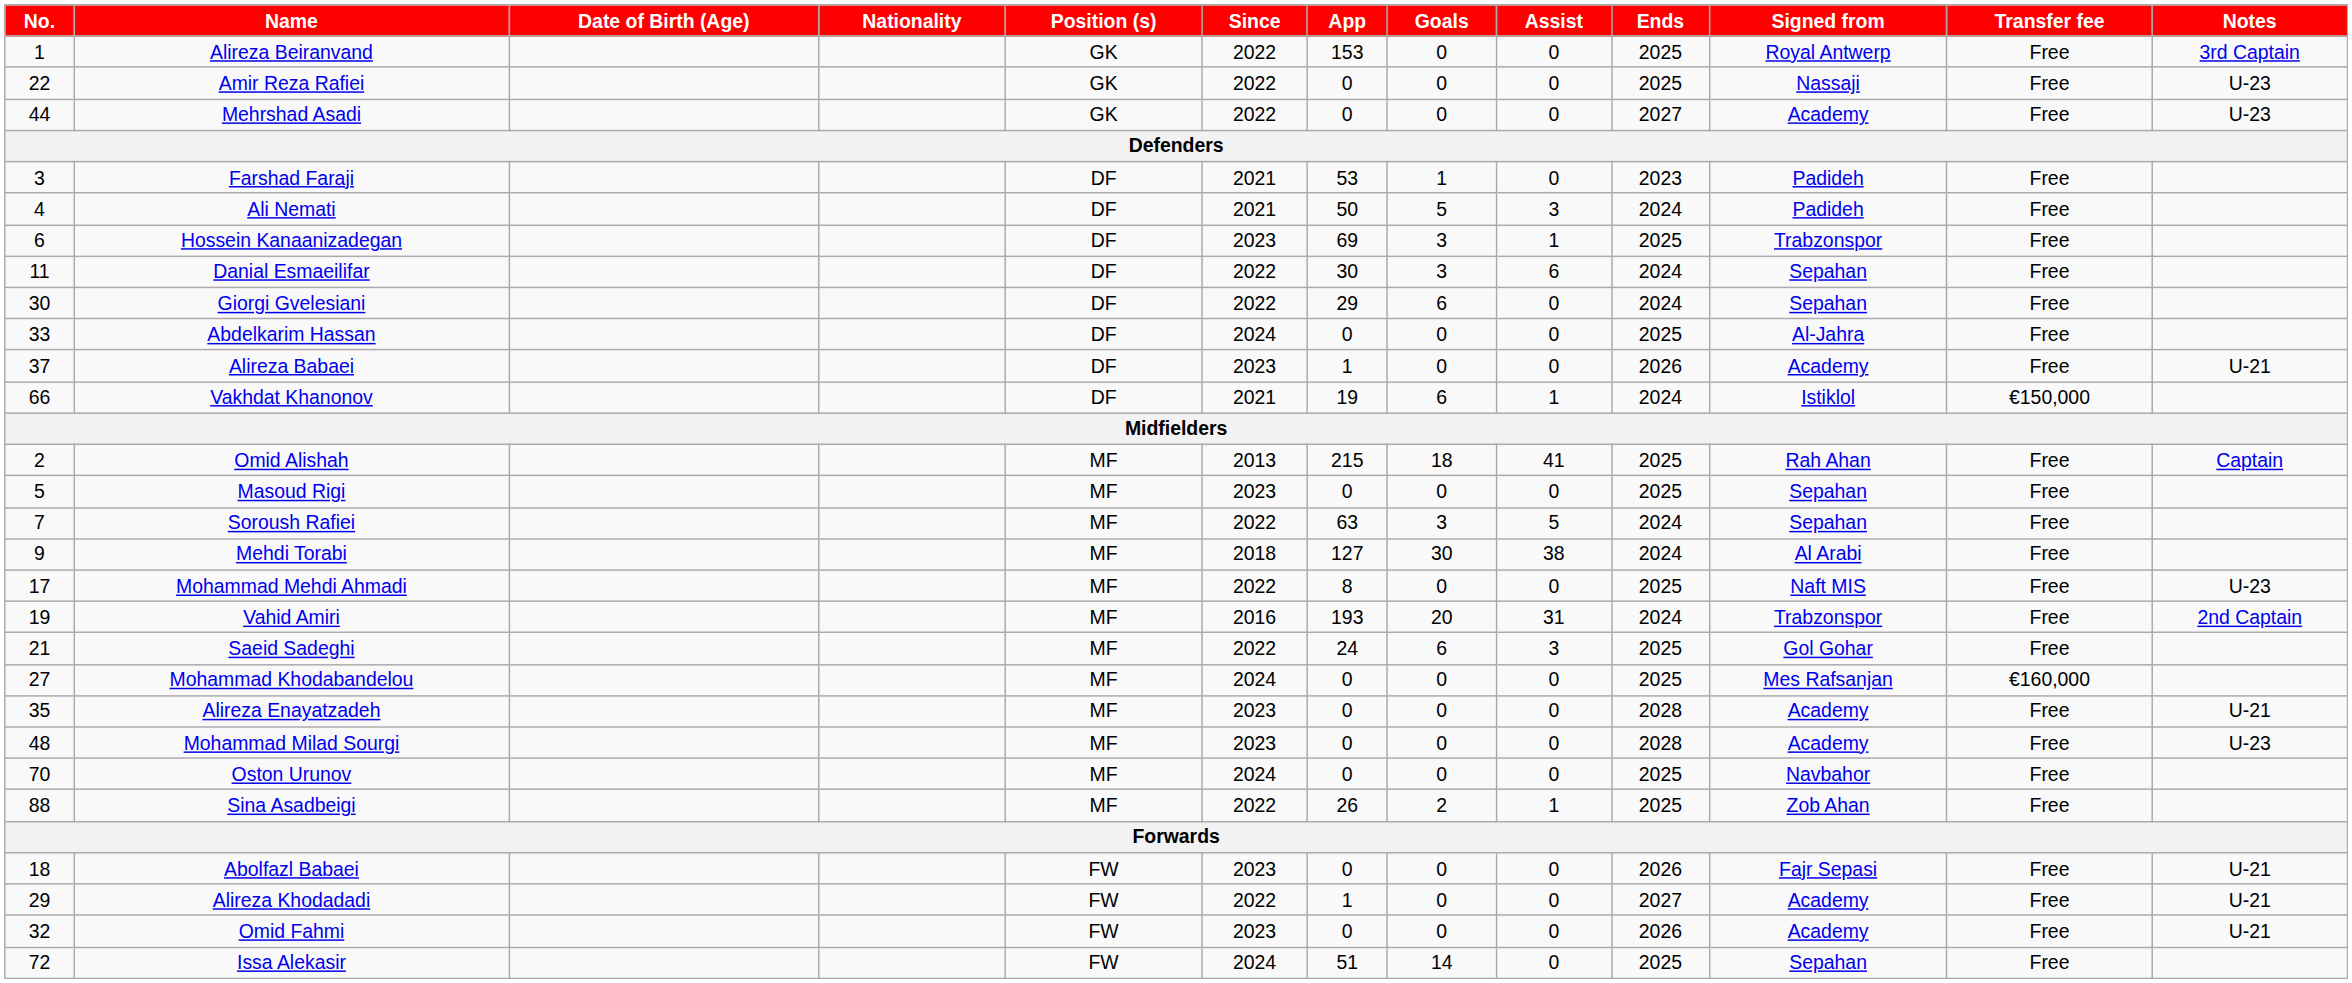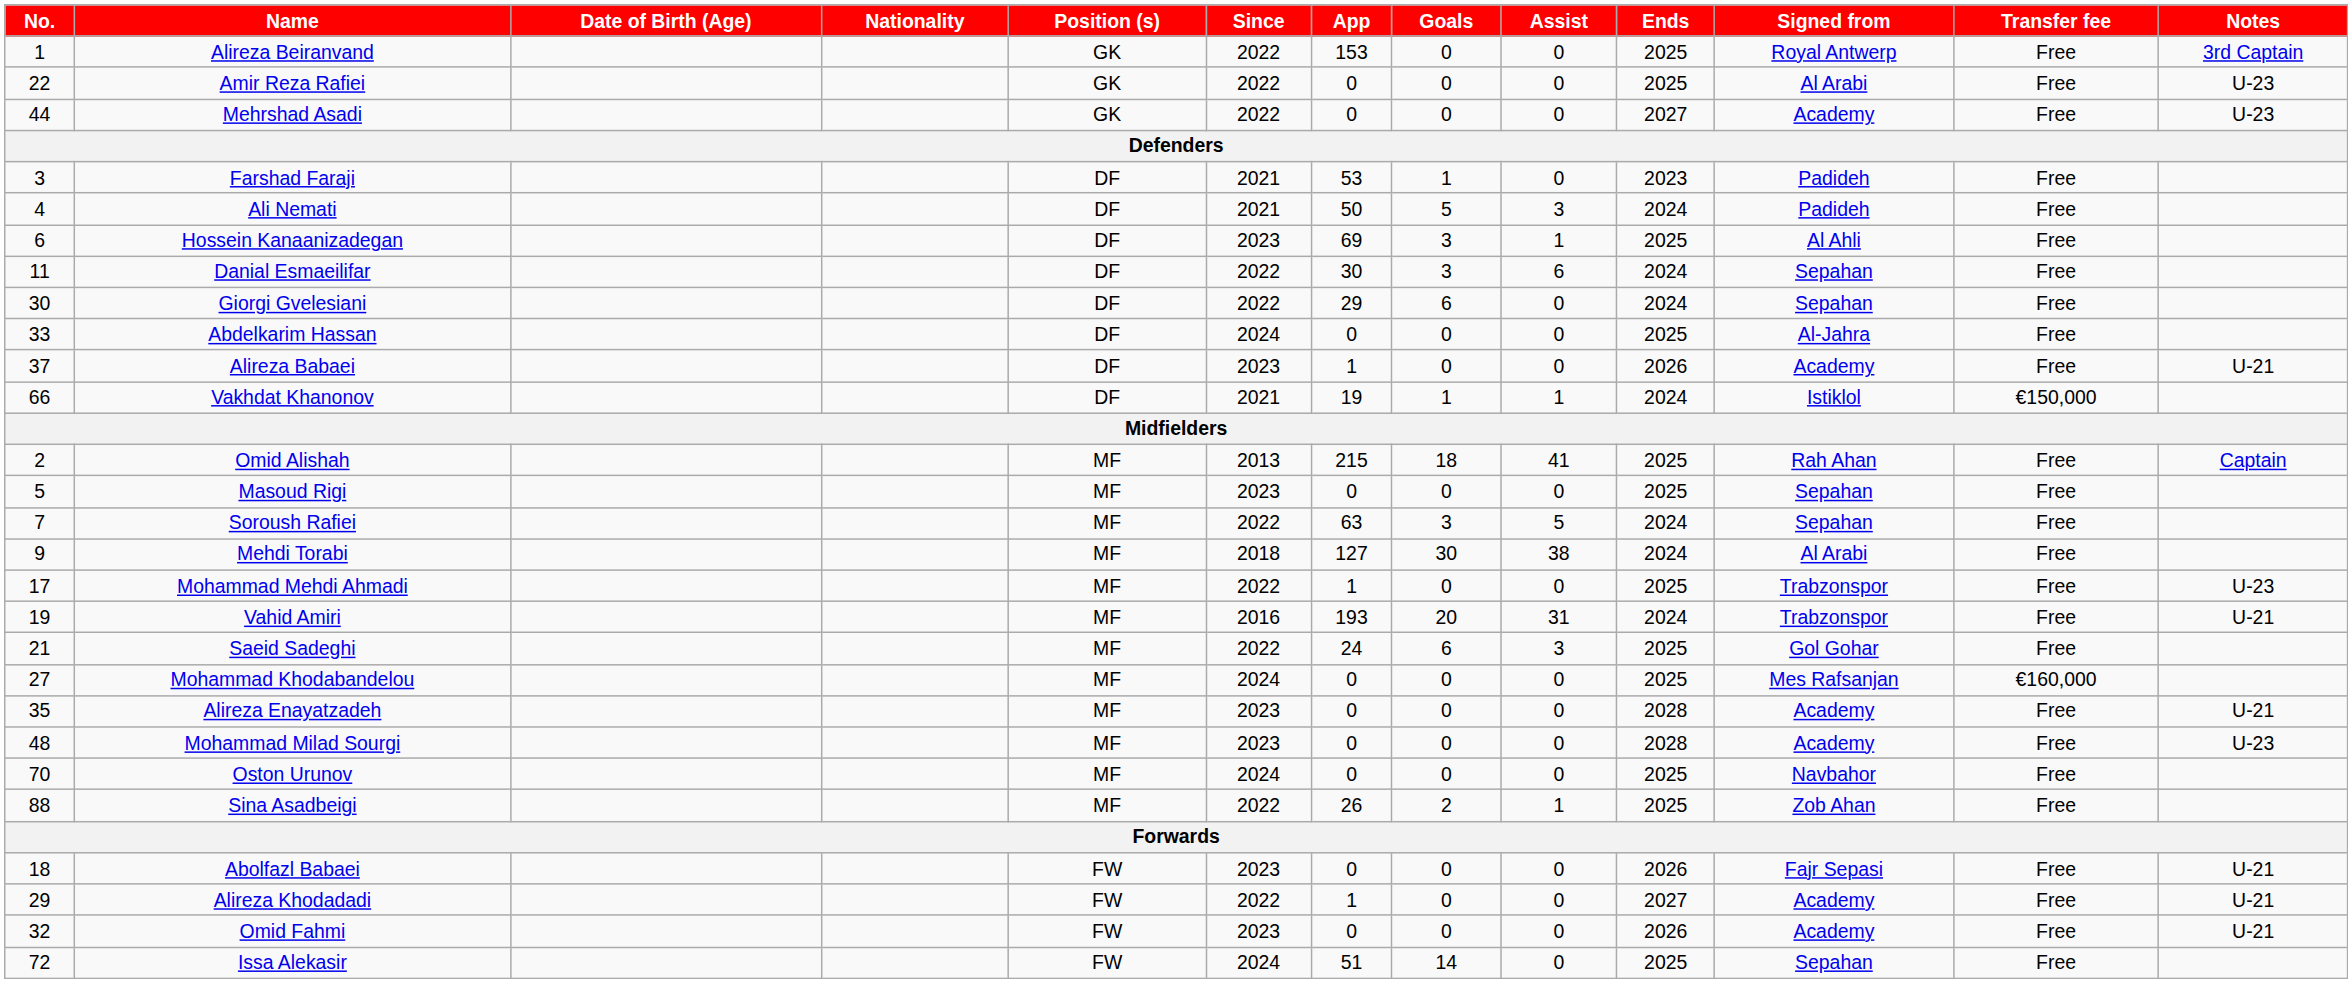(1828, 83) Nassaji -> (1834, 83) Al Arabi
(1828, 240) Trabzonspor -> (1834, 240) Al Ahli
(1442, 397) 6 -> (1446, 397) 1
(1347, 586) 8 -> (1352, 586) 1
(1828, 586) Naft MIS -> (1834, 586) Trabzonspor
(2250, 617) 2nd Captain -> (2253, 617) U-21
